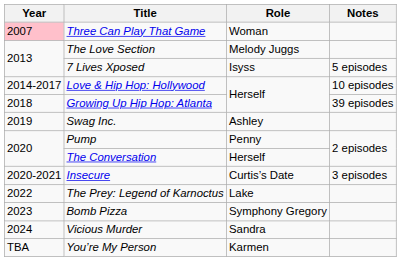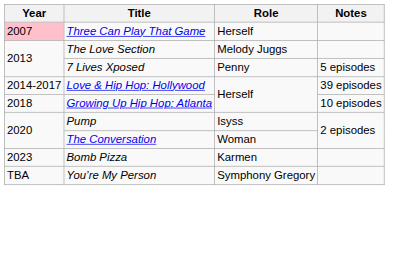(248, 31) Woman -> (235, 31) Herself
(242, 67) Isyss -> (233, 67) Penny
(363, 85) 10 episodes -> (351, 85) 39 episodes
(363, 103) 39 episodes -> (351, 103) 10 episodes
- row: (91, 121)
(245, 139) Penny -> (230, 121) Isyss
(247, 157) Herself -> (237, 139) Woman
- row: (88, 175)
- row: (145, 193)
(278, 211) Symphony Gregory -> (237, 157) Karmen
- row: (104, 229)
(249, 247) Karmen -> (266, 175) Symphony Gregory
